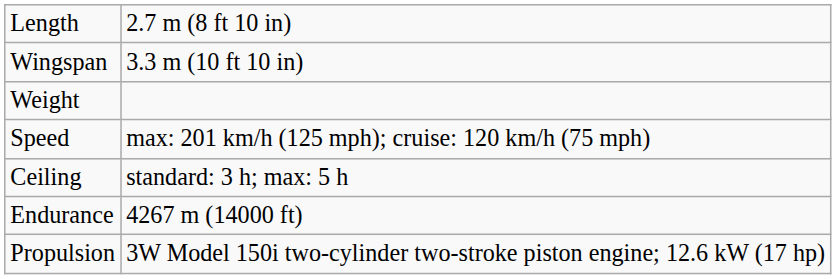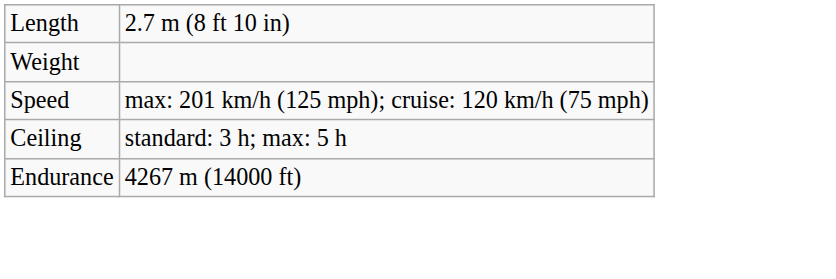- row: (59, 61)
- row: (63, 253)
